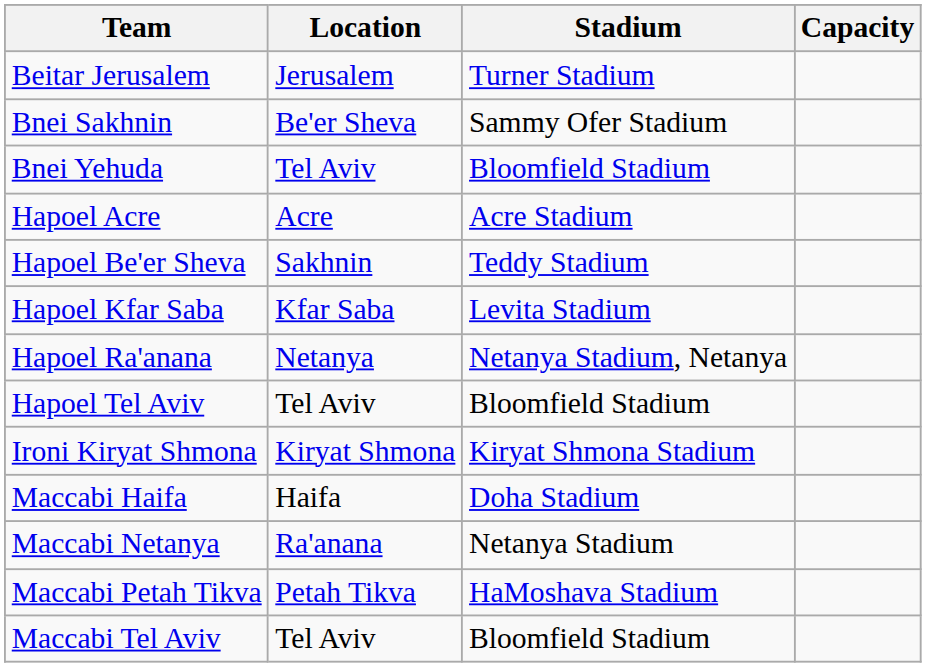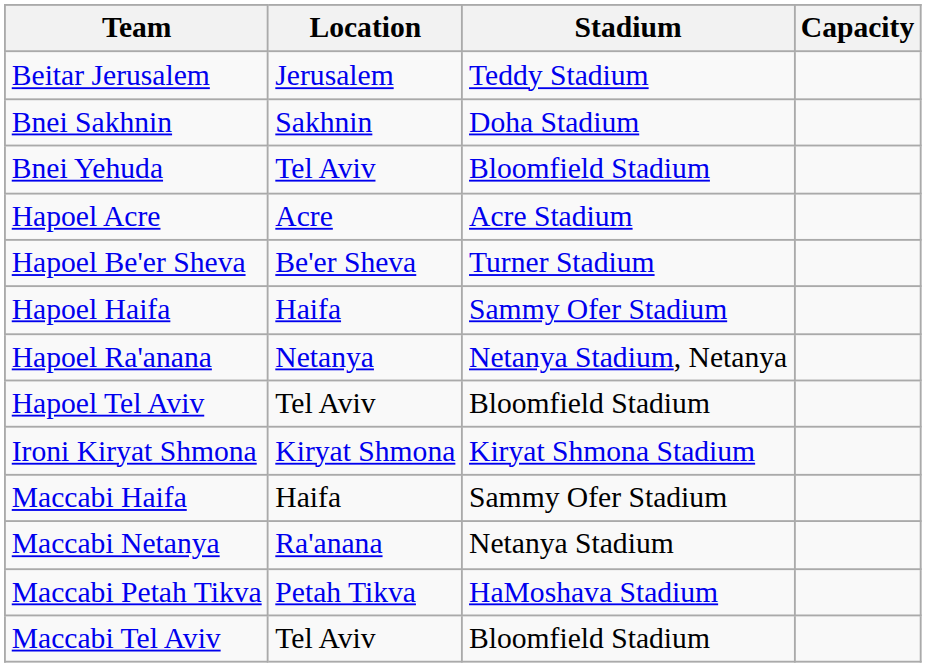(562, 74) Turner Stadium -> (559, 74) Teddy Stadium
(346, 121) Be'er Sheva -> (324, 121) Sakhnin
(598, 121) Sammy Ofer Stadium -> (554, 121) Doha Stadium
(324, 262) Sakhnin -> (346, 262) Be'er Sheva
(559, 262) Teddy Stadium -> (562, 262) Turner Stadium
+ row: (91, 309)
- row: (118, 309)
(554, 497) Doha Stadium -> (598, 497) Sammy Ofer Stadium
